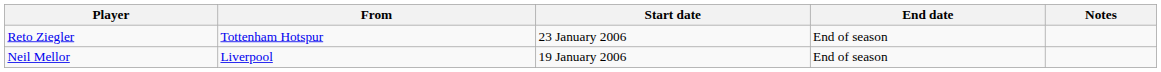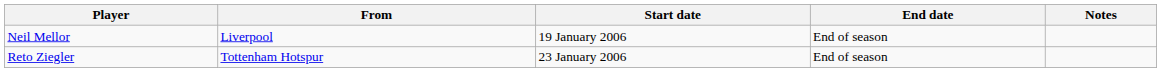rows swapped: (39, 57) <-> (41, 36)
